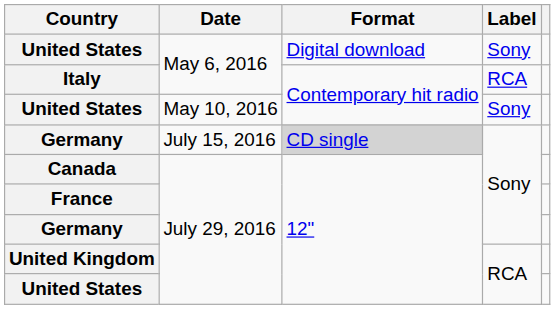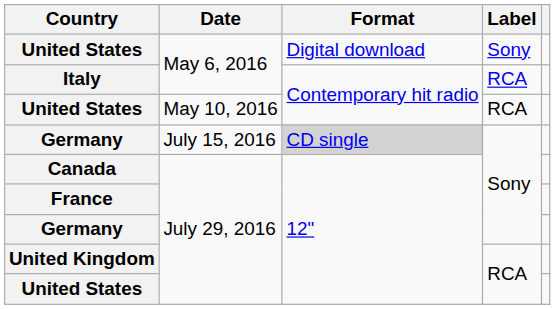(509, 109) Sony -> (507, 109) RCA
